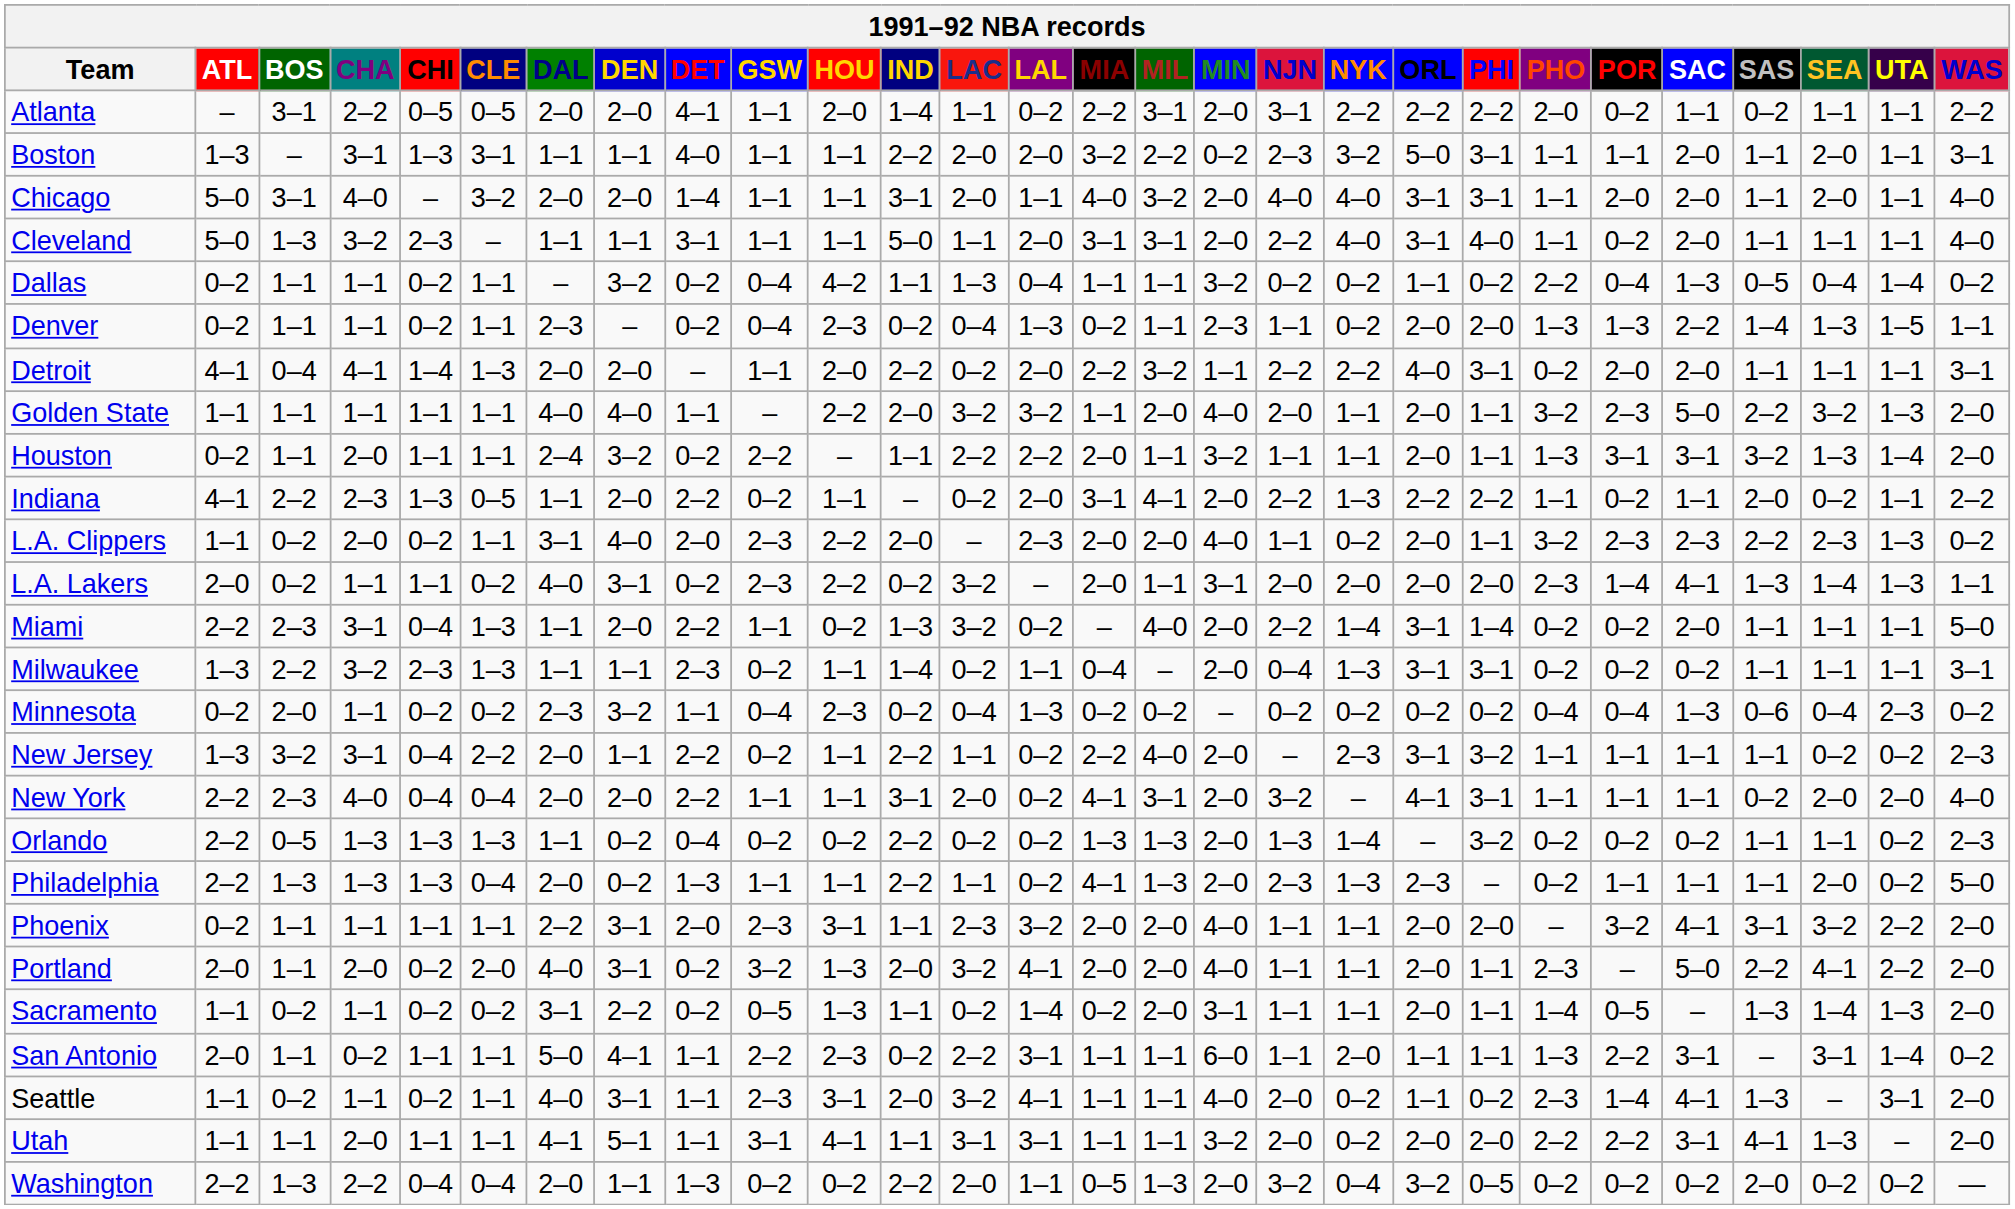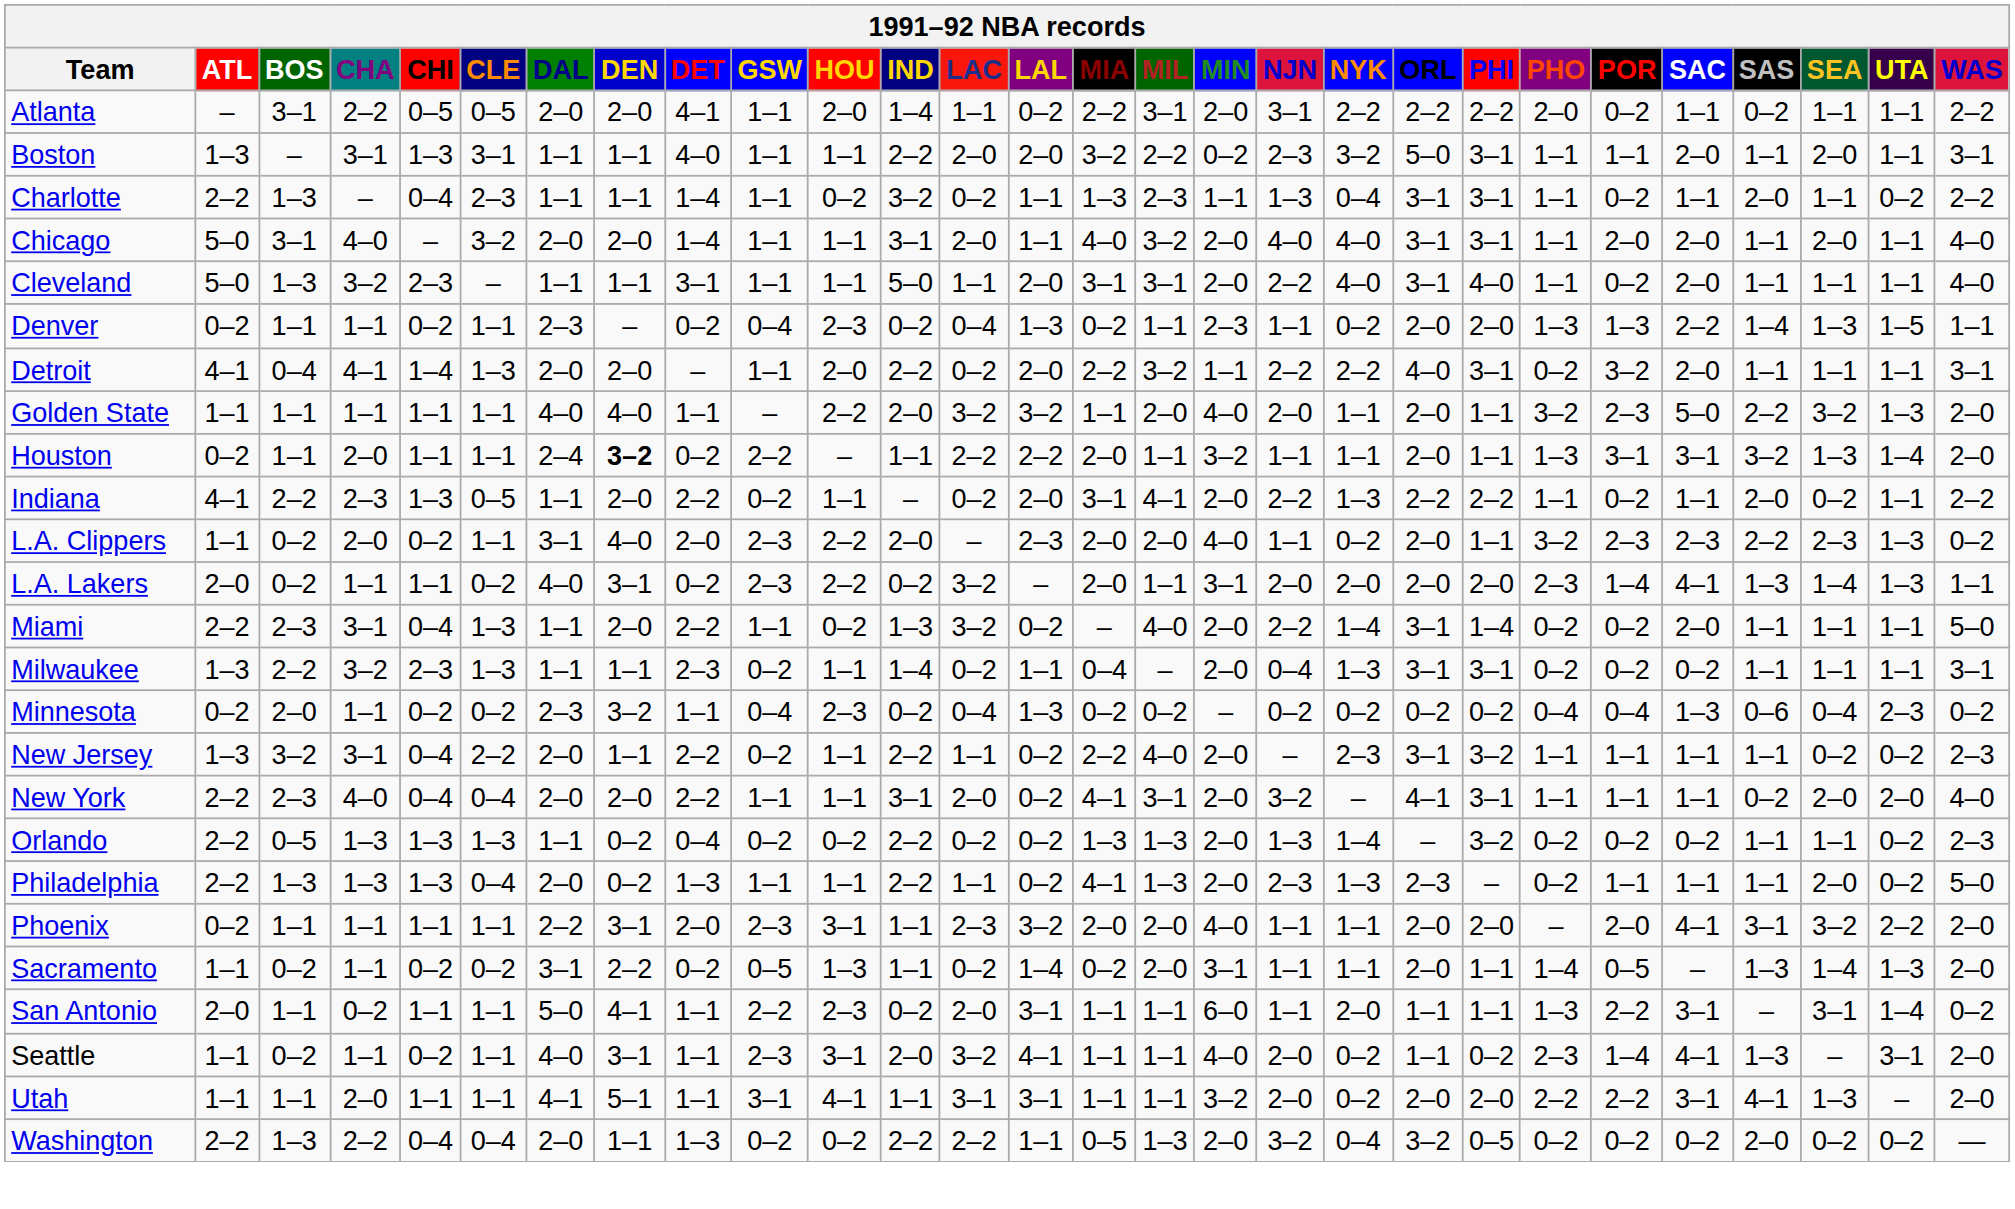+ row: (66, 198)
- row: (49, 283)
(1627, 369) 2–0 -> (1627, 369) 3–2
(630, 455) normal -> (630, 455) bold
(1627, 926) 3–2 -> (1627, 926) 2–0
- row: (62, 969)
(974, 1054) 2–2 -> (974, 1012) 2–0
(974, 1183) 2–0 -> (974, 1140) 2–2
